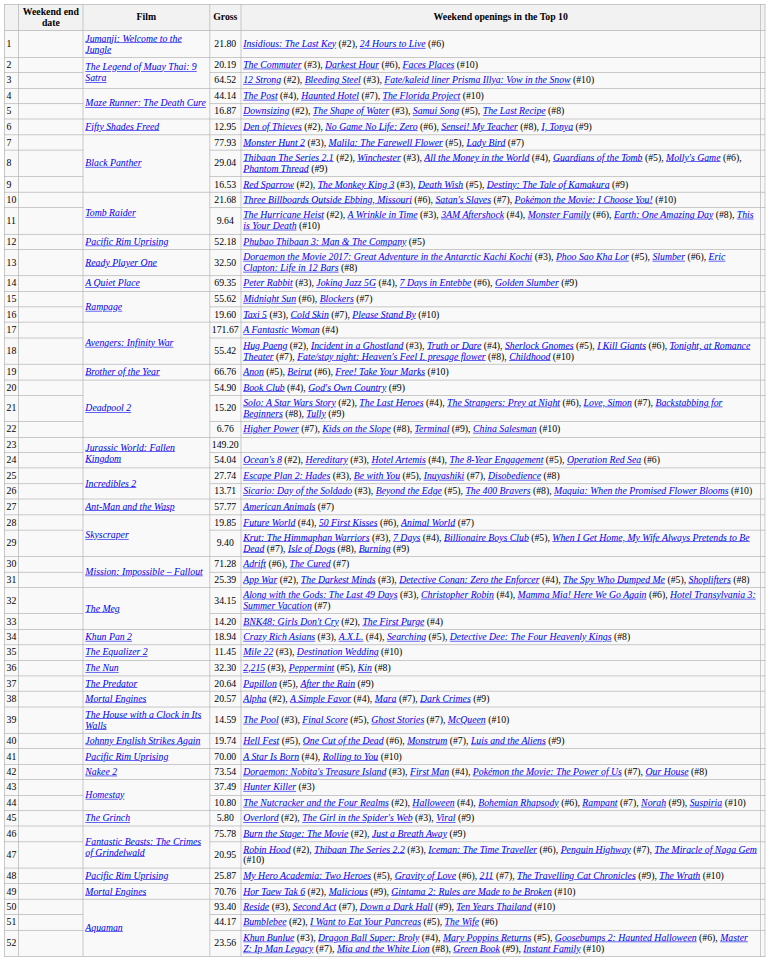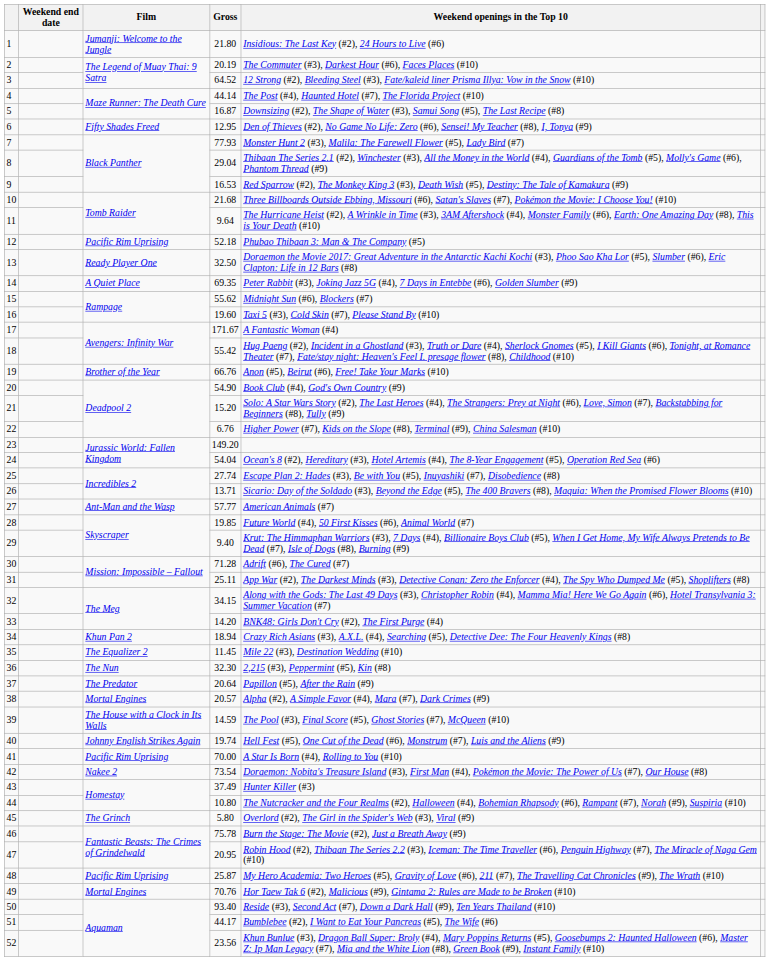(225, 579) 25.39 -> (225, 579) 25.11
